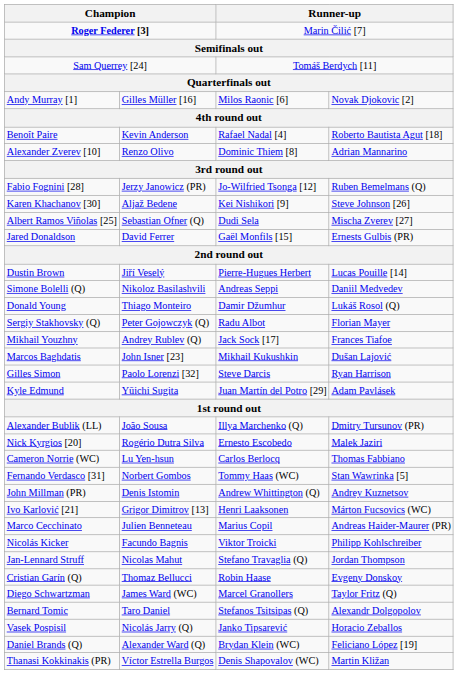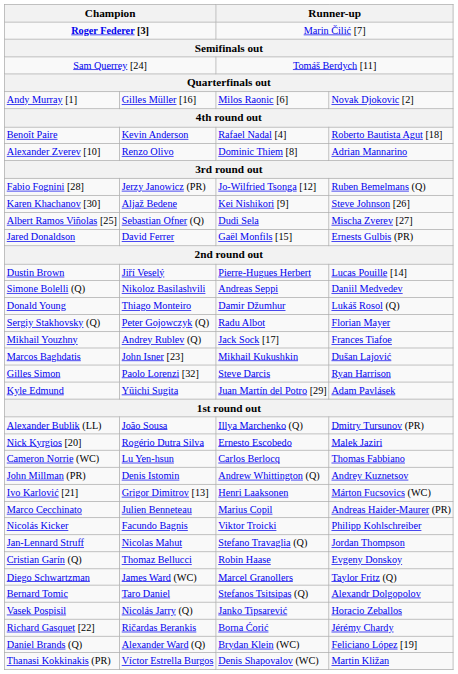- row: (56, 476)
+ row: (51, 628)
